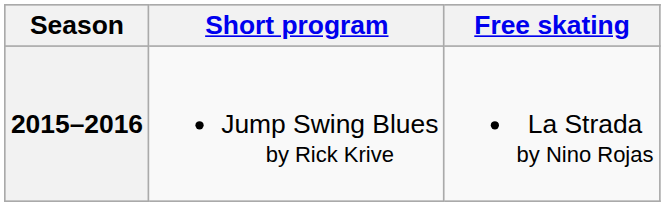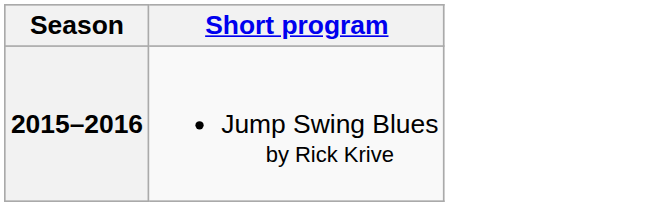- column: (552, 25)
